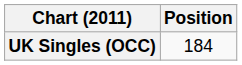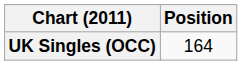(198, 45) 184 -> (198, 45) 164
